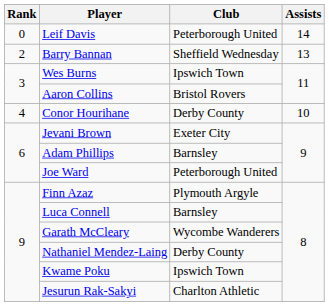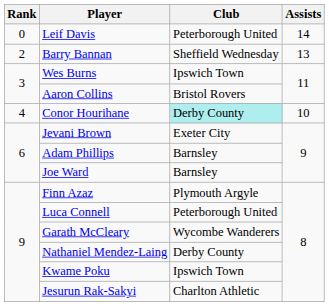(209, 113) no background -> (209, 113) paleturquoise background
(225, 172) Peterborough United -> (195, 172) Barnsley
(195, 212) Barnsley -> (225, 212) Peterborough United
